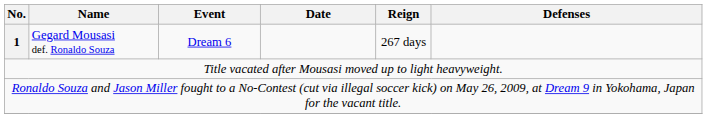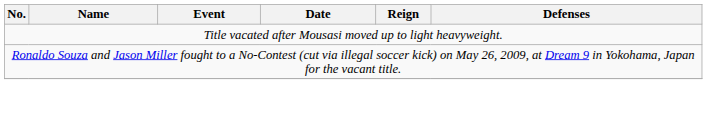- row: (17, 41)
